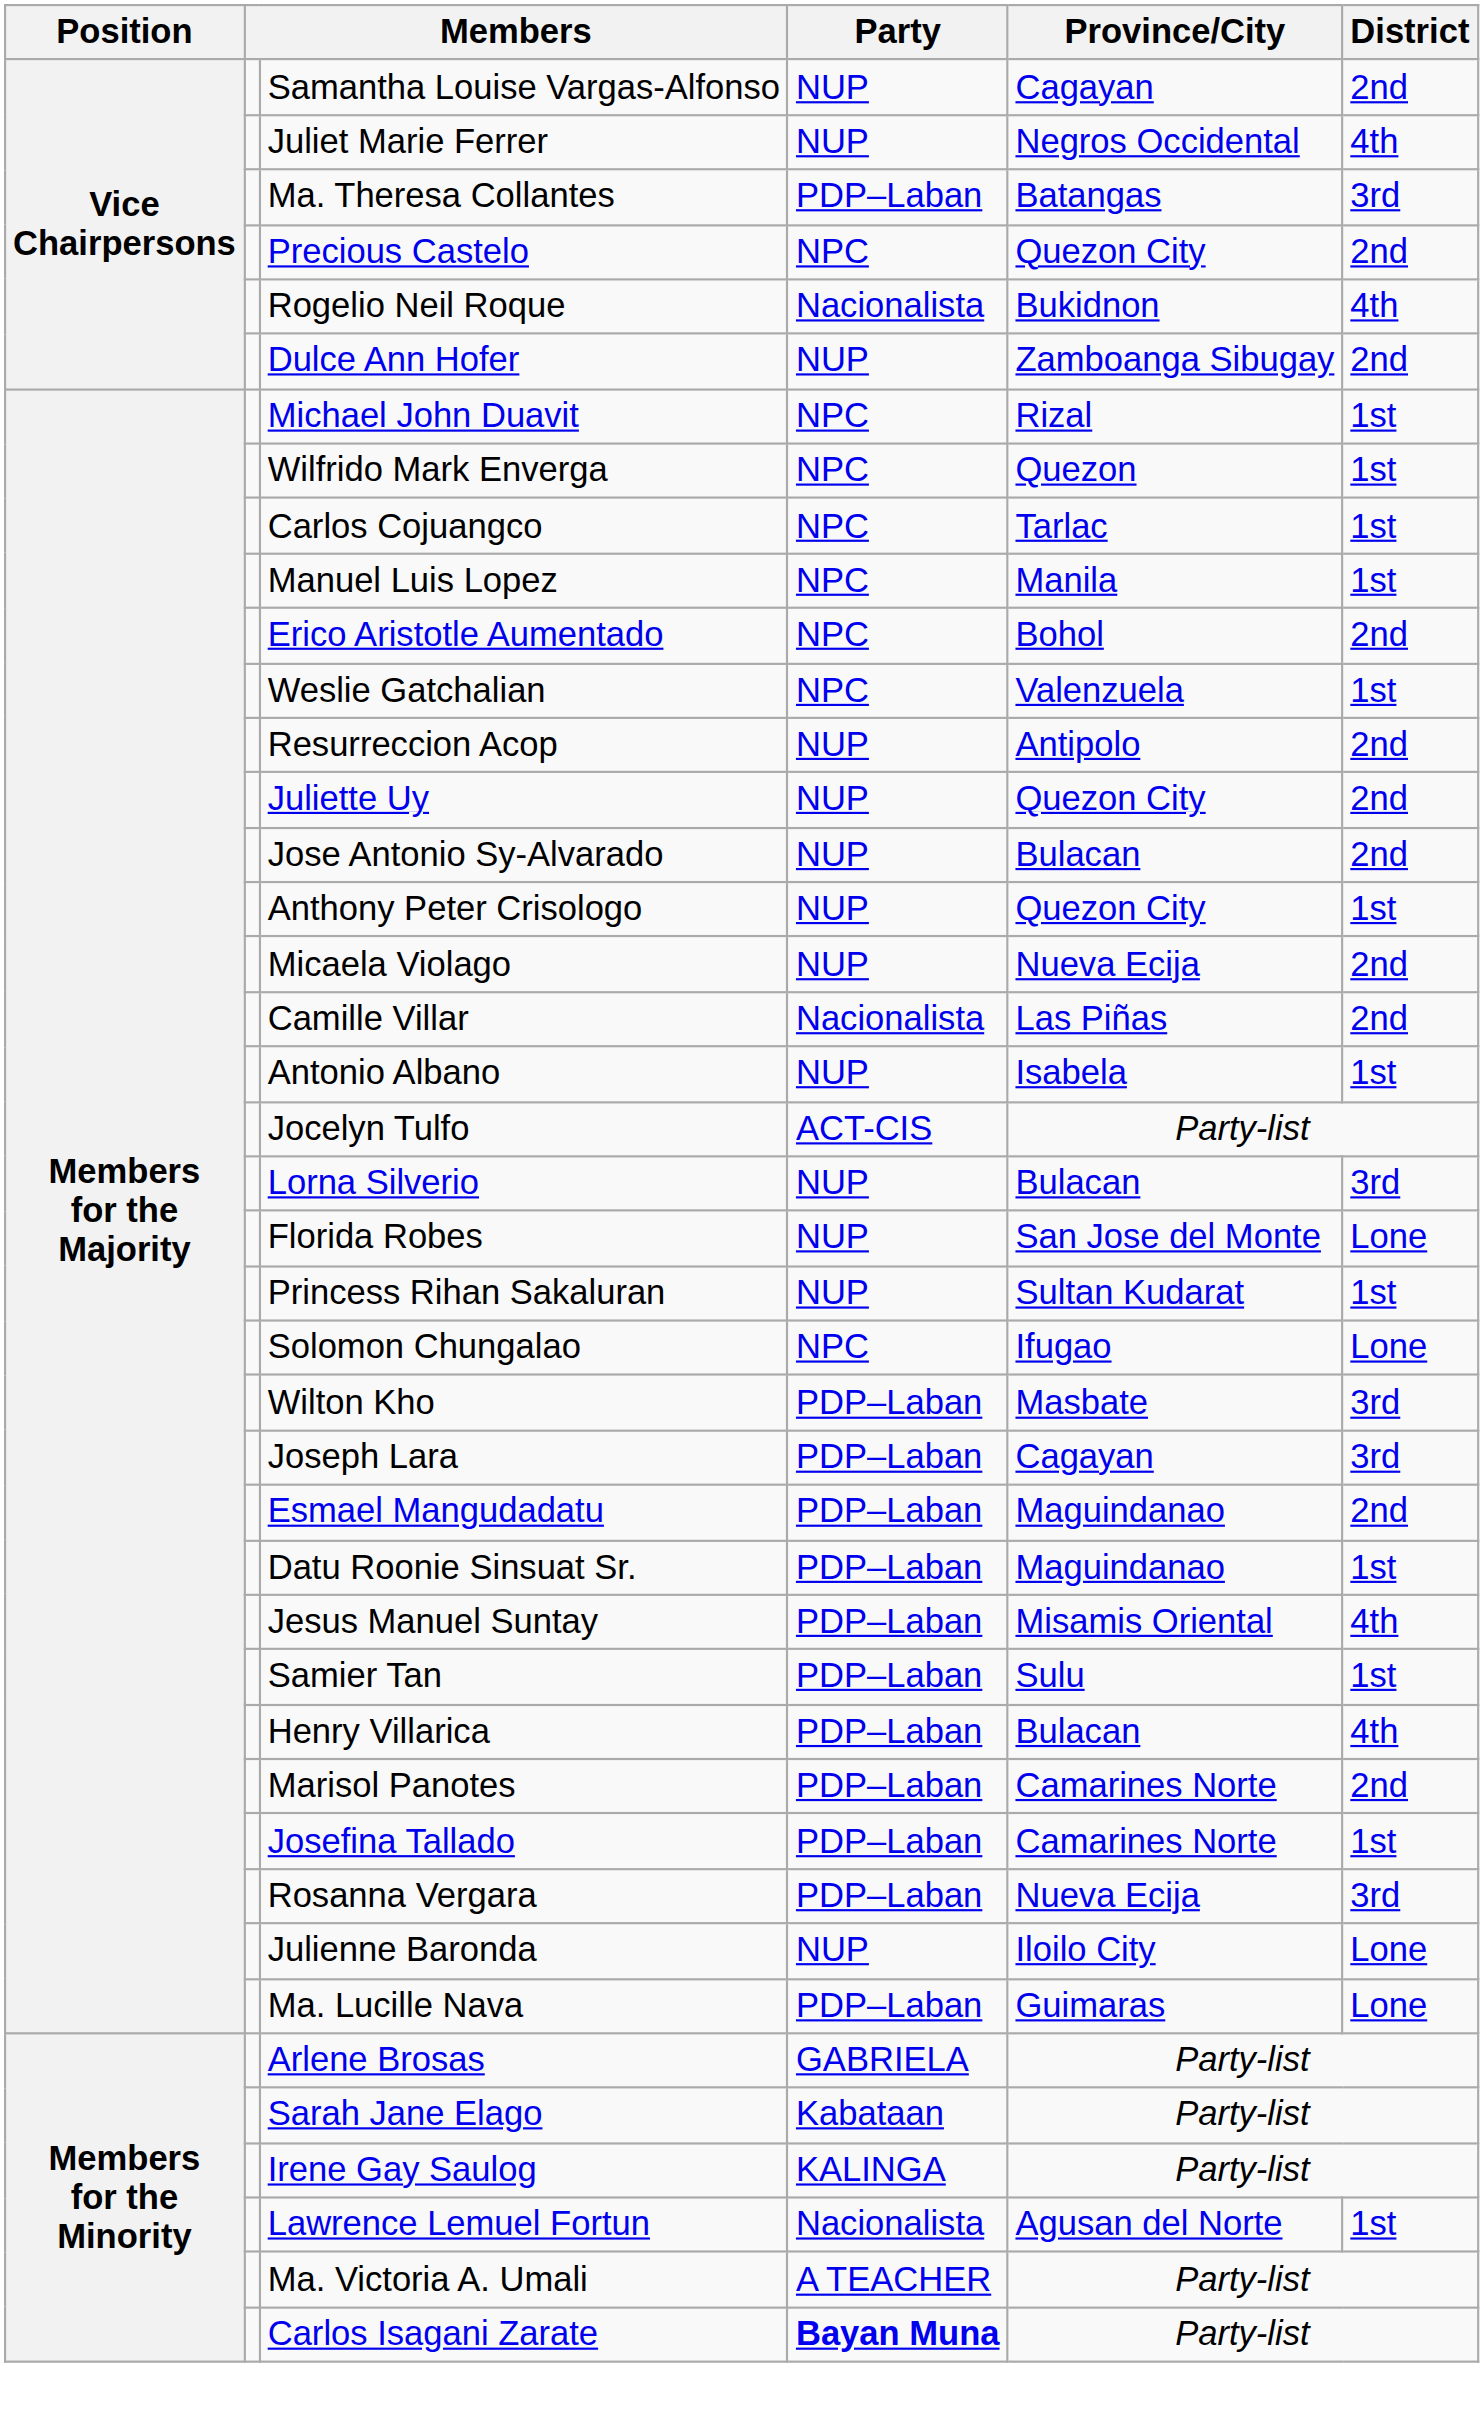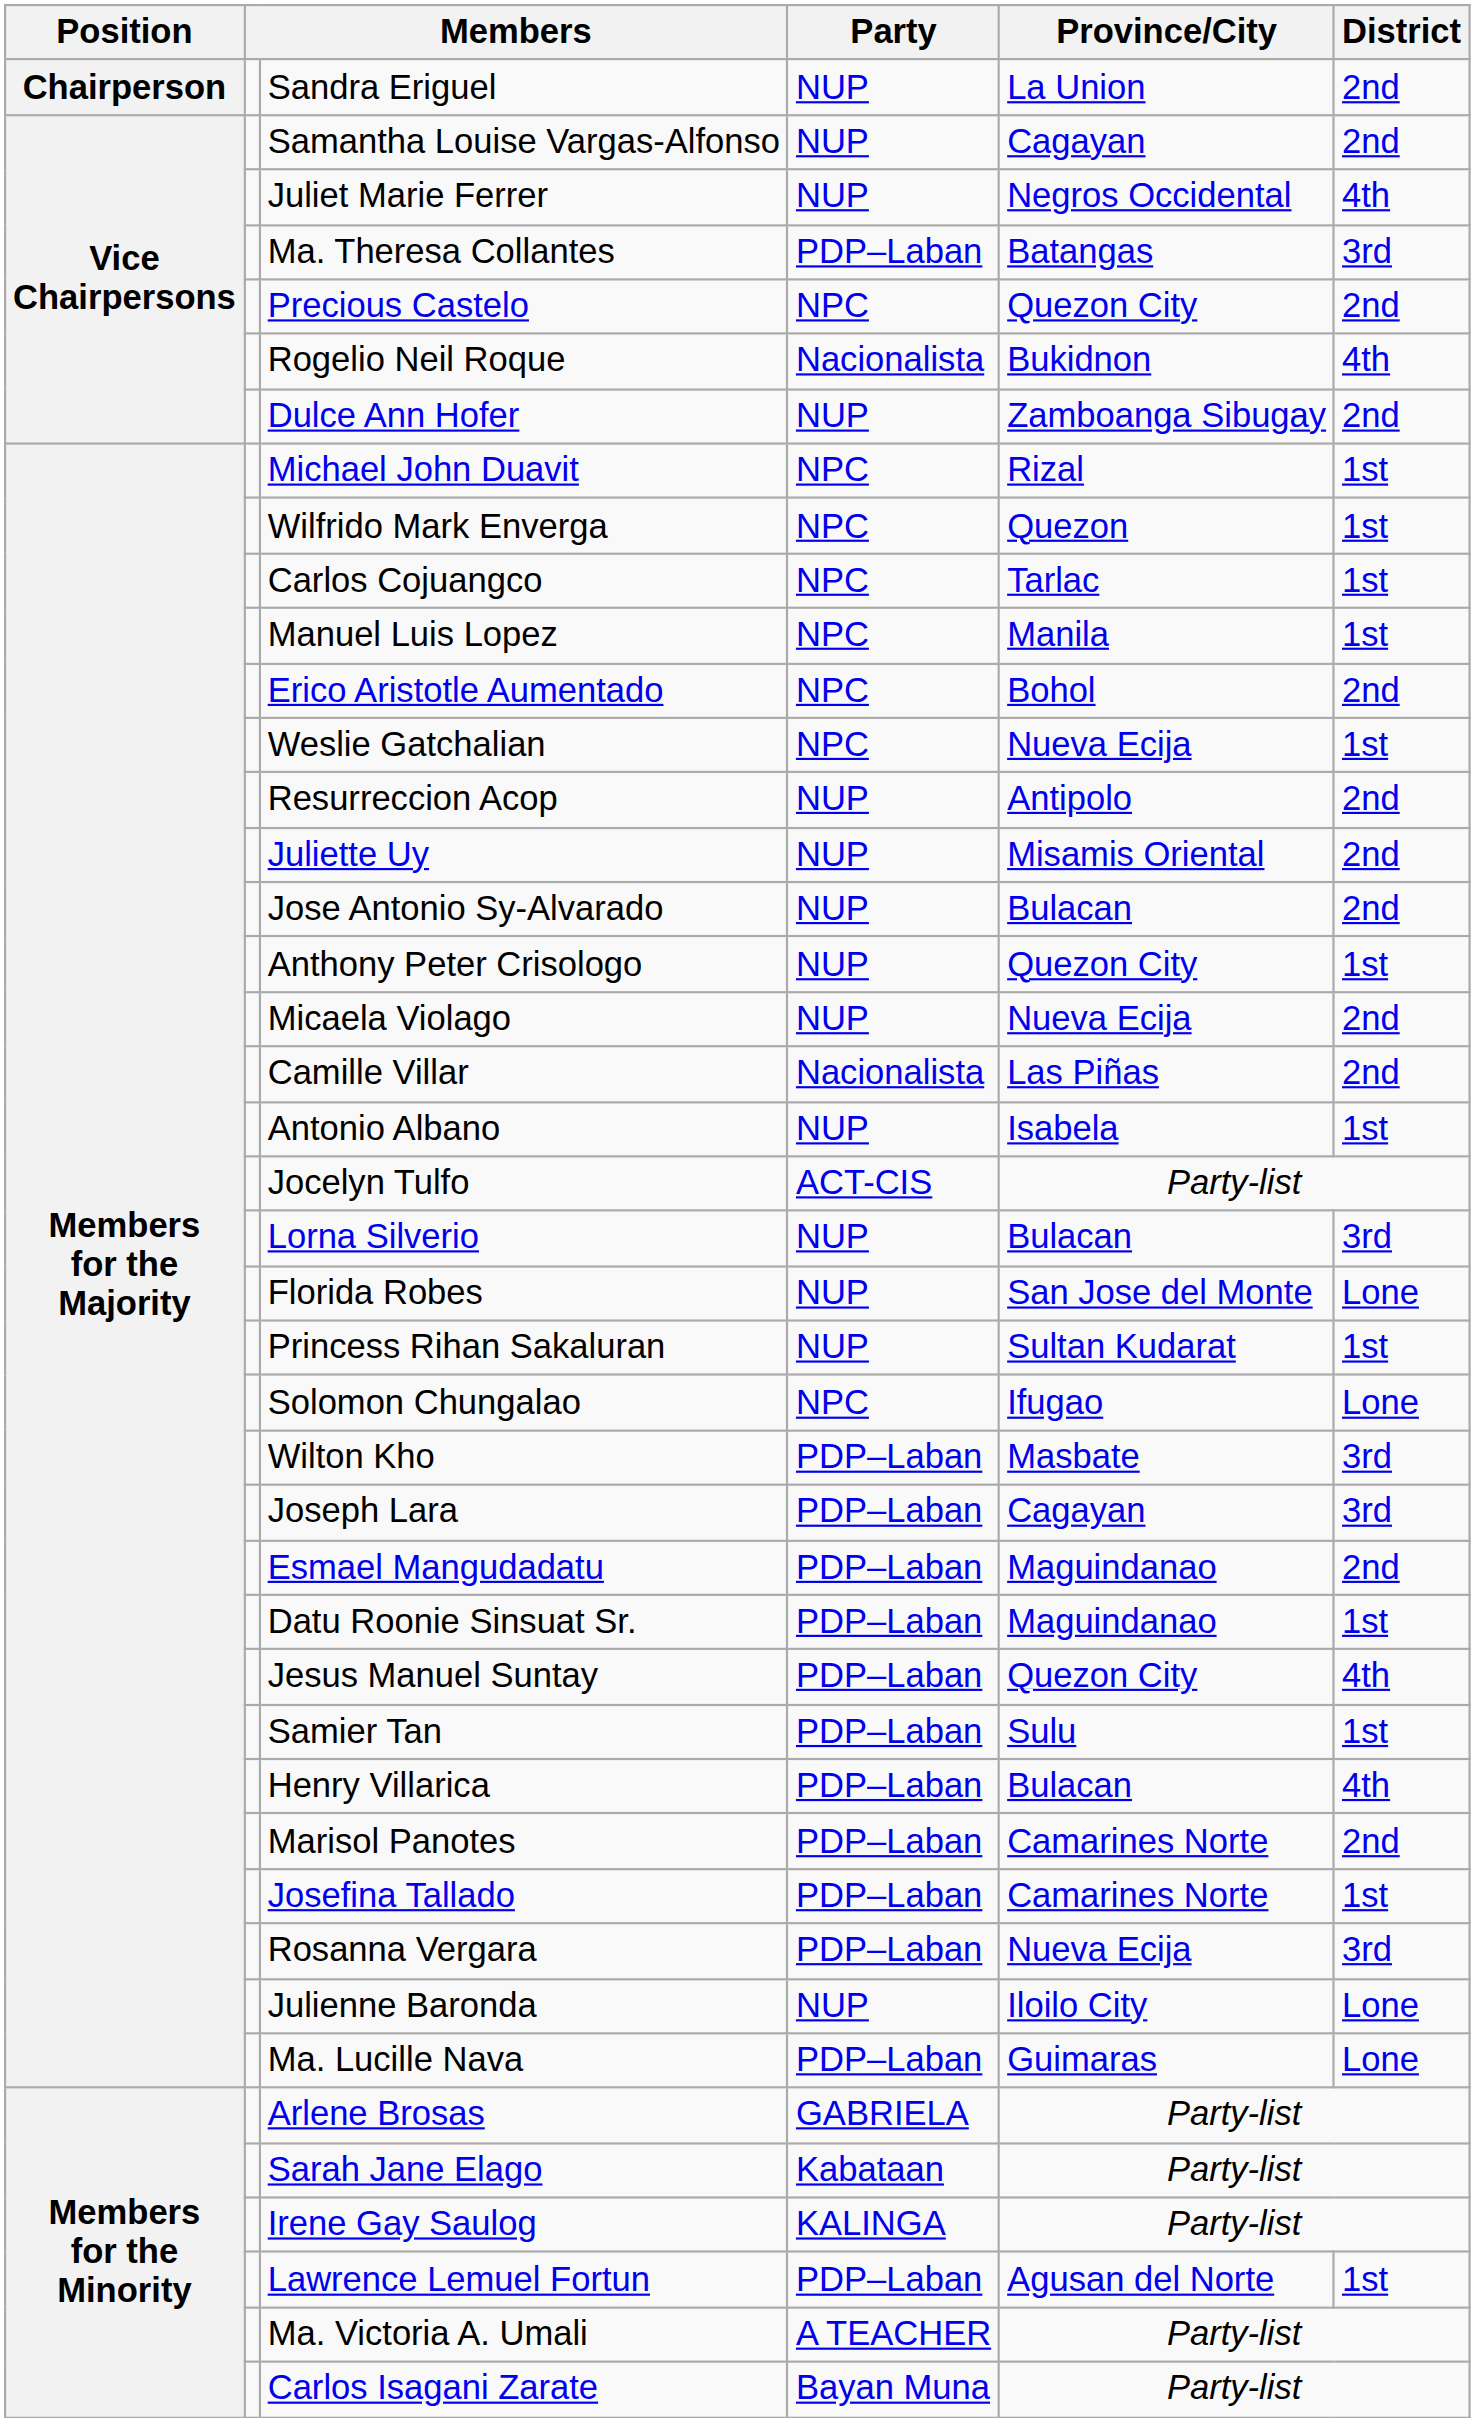+ row: (382, 86)
(1100, 689) Valenzuela -> (1099, 744) Nueva Ecija
(1111, 799) Quezon City -> (1136, 854) Misamis Oriental
(1144, 1621) Misamis Oriental -> (1102, 1676) Quezon City
(890, 2224) Nacionalista -> (889, 2279) PDP–Laban
(898, 2333) bold -> (893, 2388) normal
